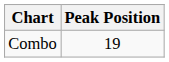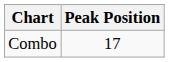(112, 43) 19 -> (112, 43) 17
